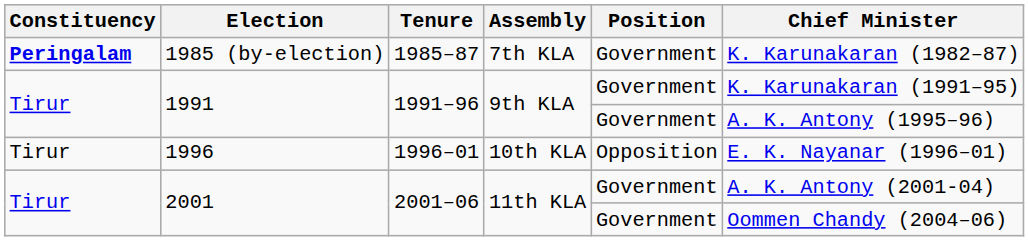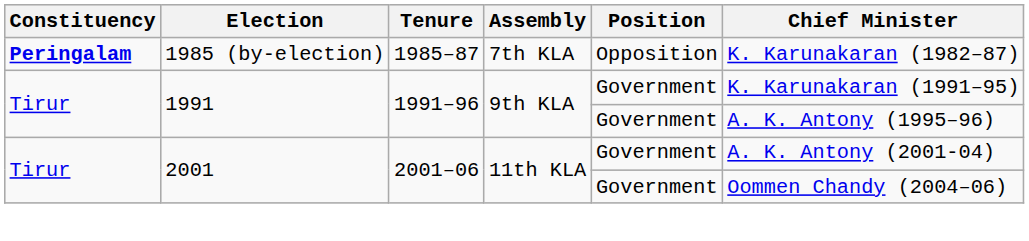(657, 54) Government -> (657, 54) Opposition
- row: (190, 154)
